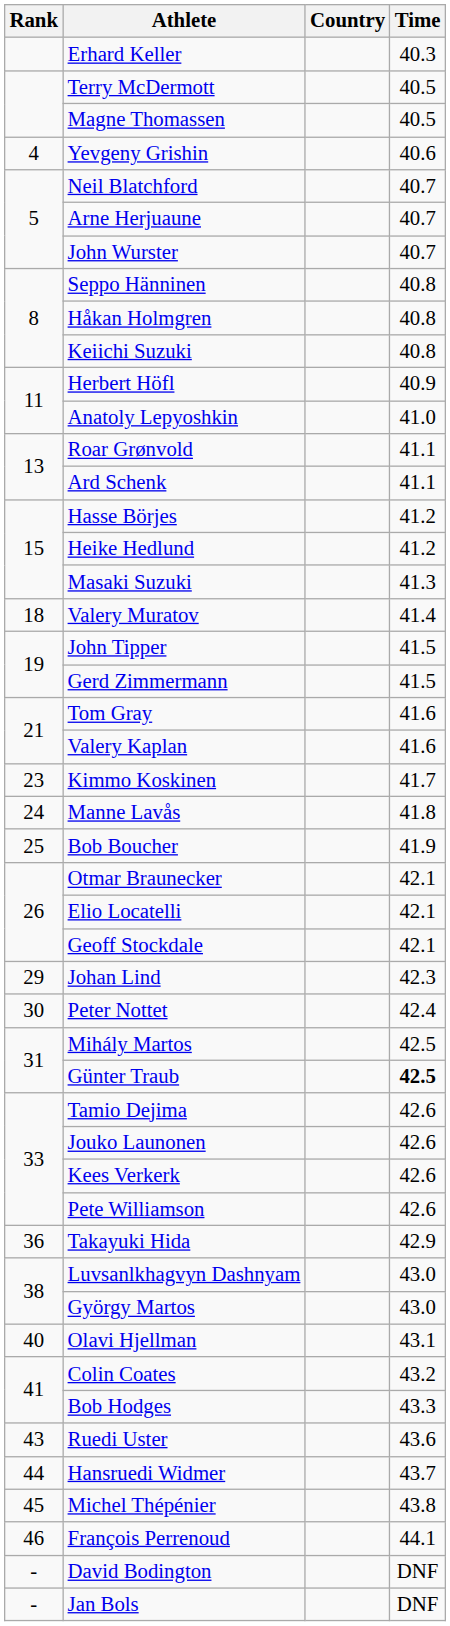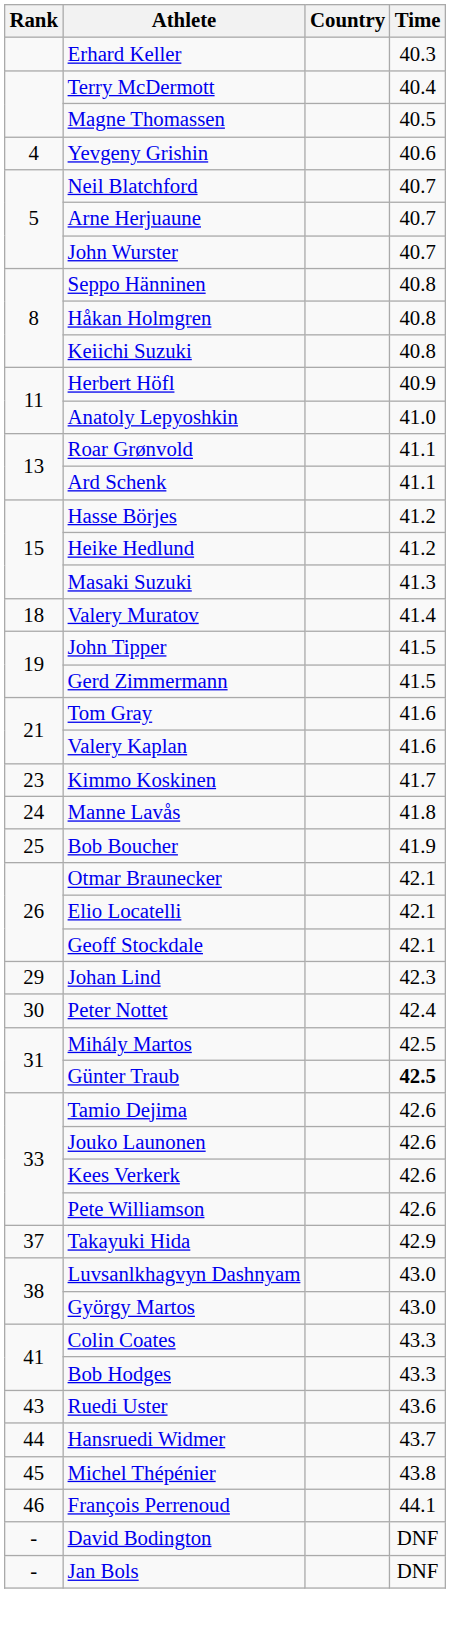(418, 86) 40.5 -> (418, 86) 40.4
(34, 1241) 36 -> (34, 1241) 37
- row: (132, 1340)
(418, 1373) 43.2 -> (418, 1340) 43.3
